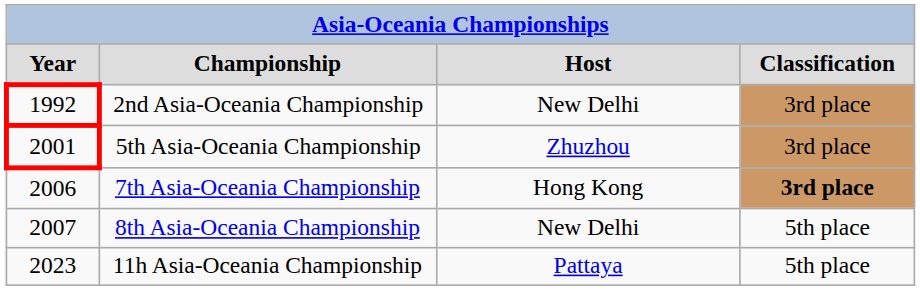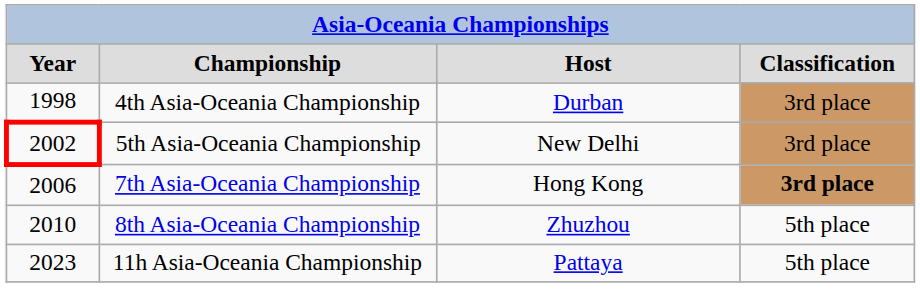- row: (268, 104)
+ row: (267, 102)
(53, 146) 2001 -> (53, 143) 2002
(588, 146) Zhuzhou -> (588, 143) New Delhi
(53, 227) 2007 -> (53, 224) 2010
(588, 227) New Delhi -> (588, 224) Zhuzhou
